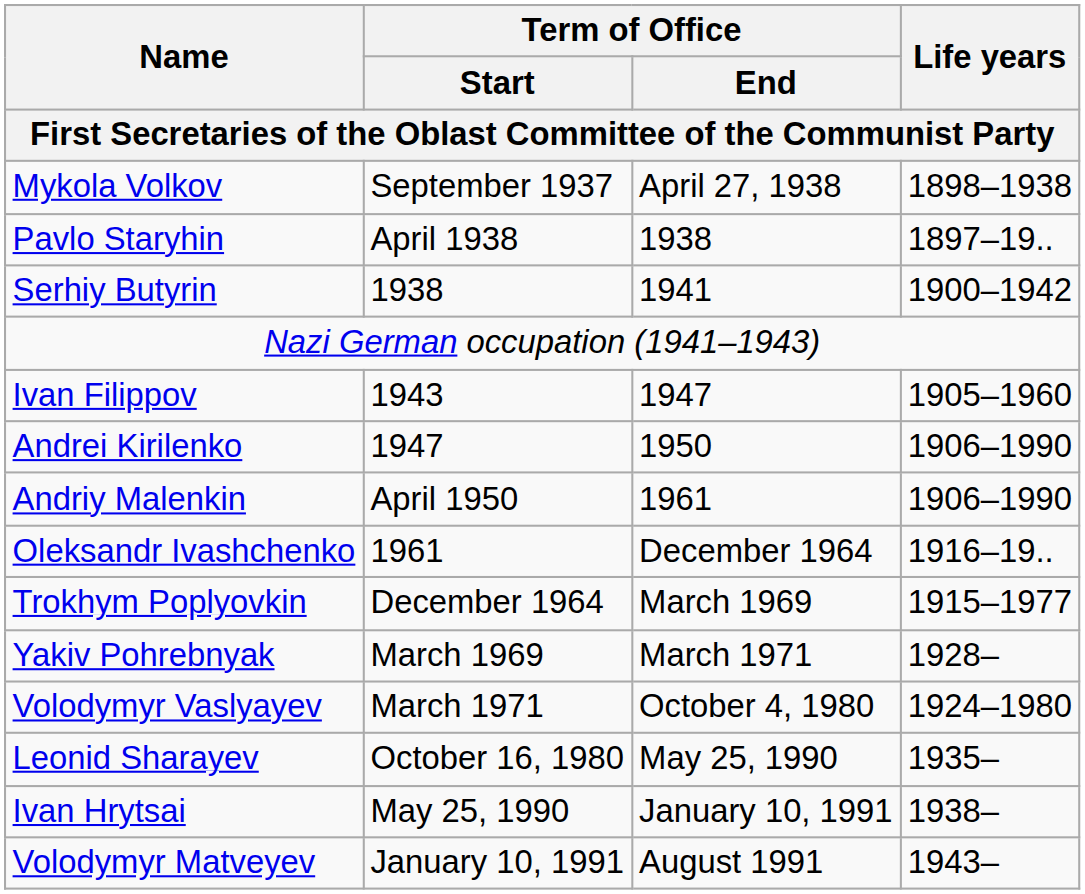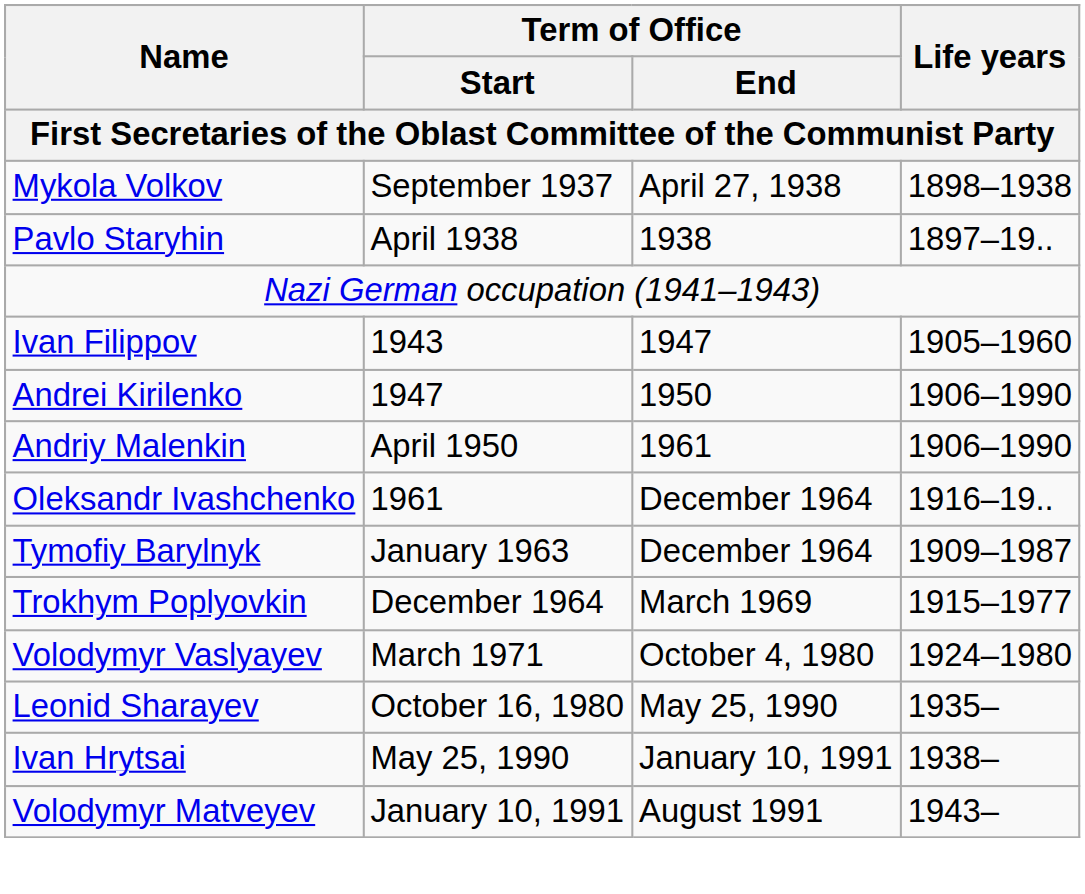- row: (115, 290)
+ row: (137, 550)
- row: (144, 654)
